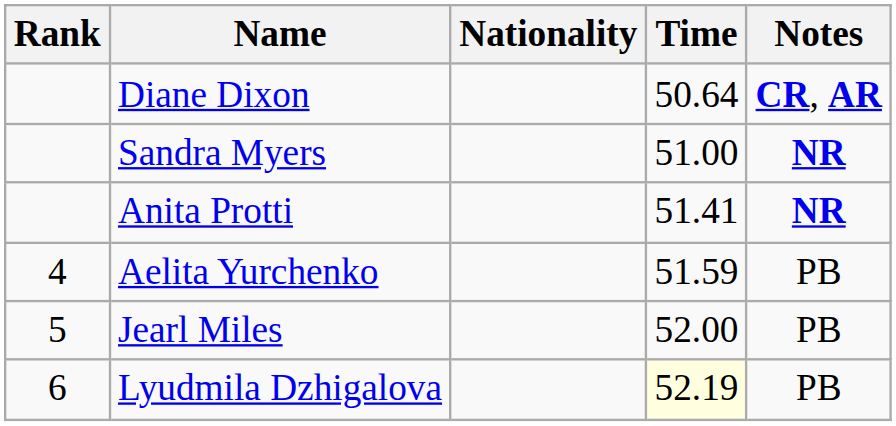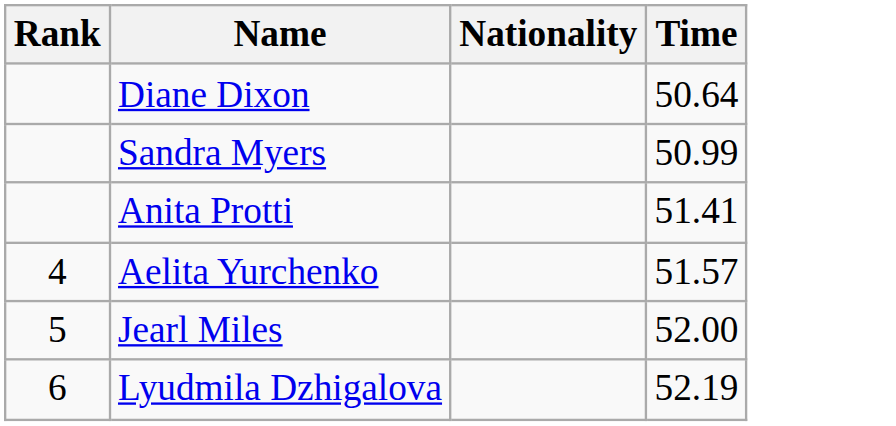- column: (819, 34)
(696, 152) 51.00 -> (696, 152) 50.99
(696, 270) 51.59 -> (696, 270) 51.57
(696, 388) lightyellow background -> (696, 388) no background
